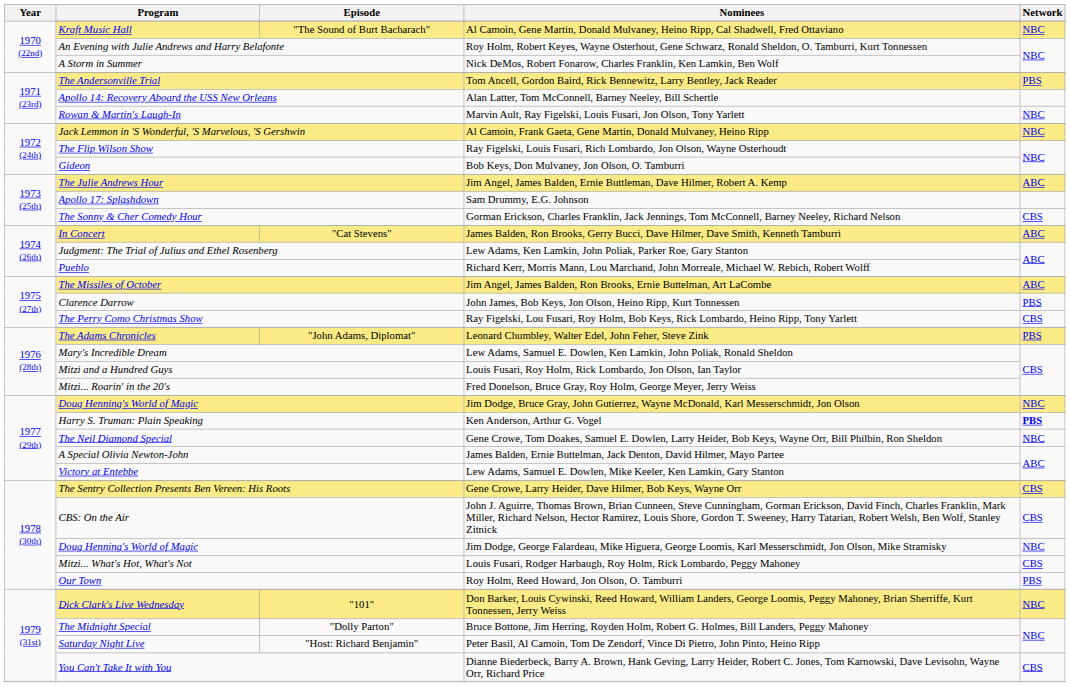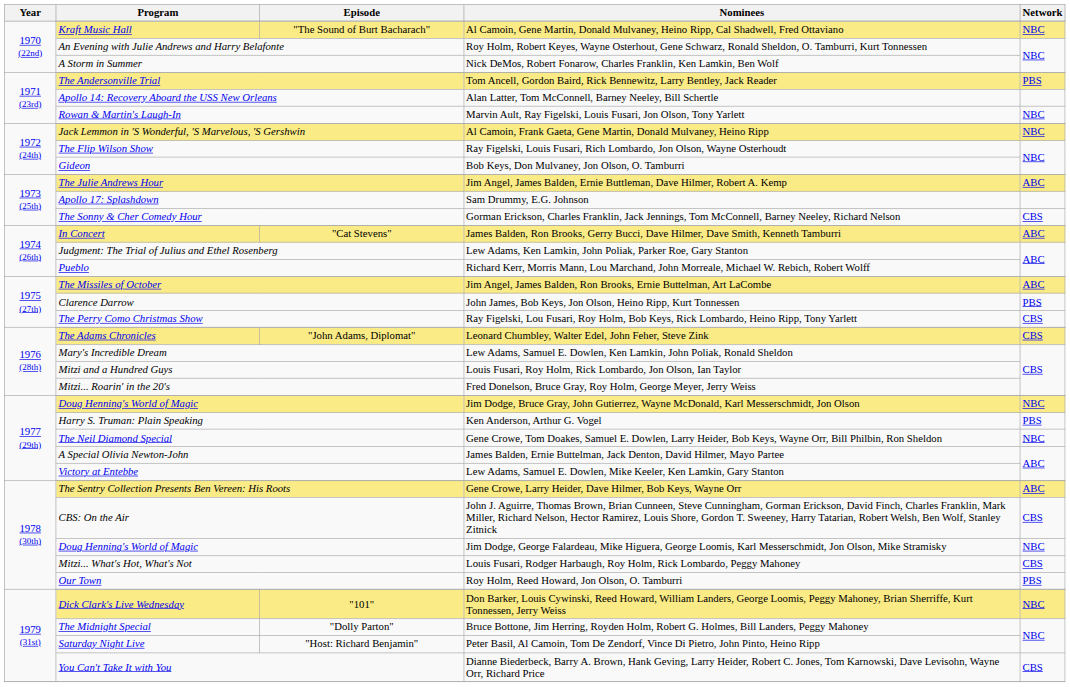(1032, 336) PBS -> (1033, 336) CBS
(1032, 421) bold -> (1032, 421) normal
(1033, 489) CBS -> (1034, 489) ABC
